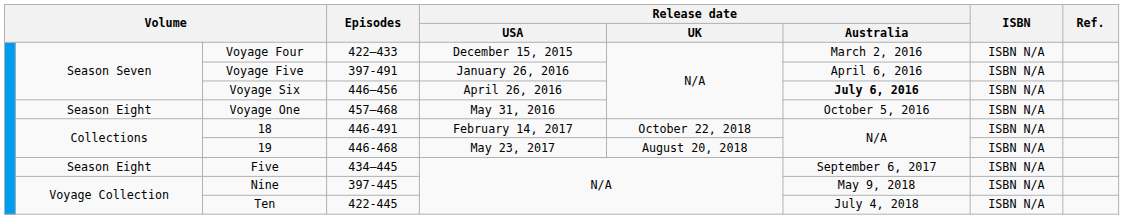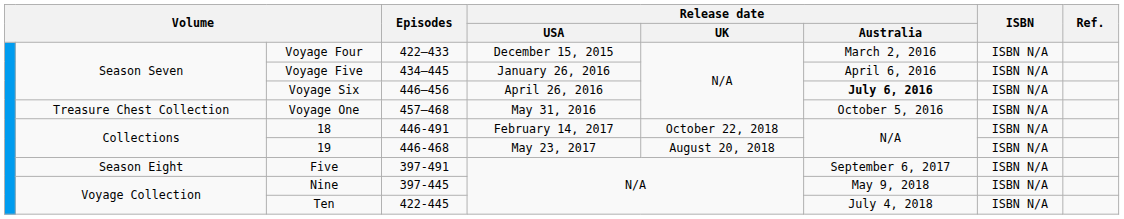(373, 71) 397-491 -> (424, 71) 434–445
(109, 109) Season Eight -> (141, 109) Treasure Chest Collection
(373, 167) 434–445 -> (424, 167) 397-491
